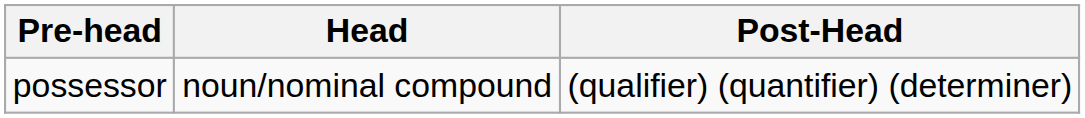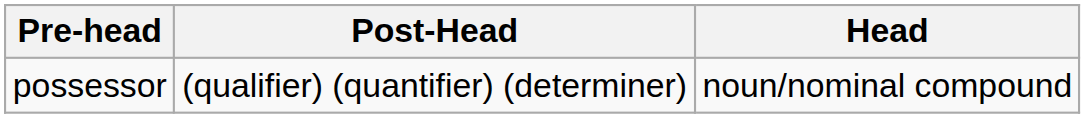columns swapped: (367, 31) <-> (820, 31)
